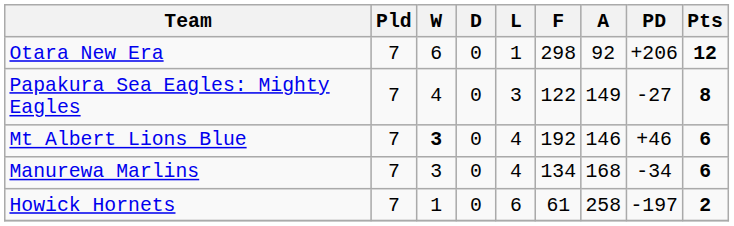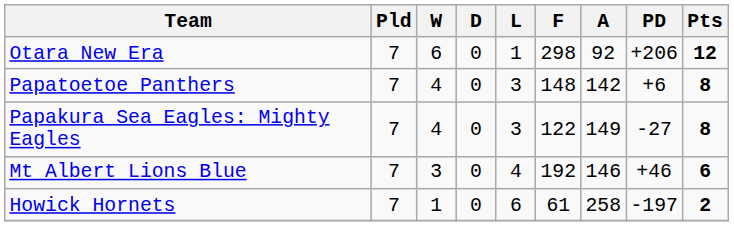+ row: (122, 85)
(436, 140) bold -> (436, 172) normal
- row: (104, 172)
